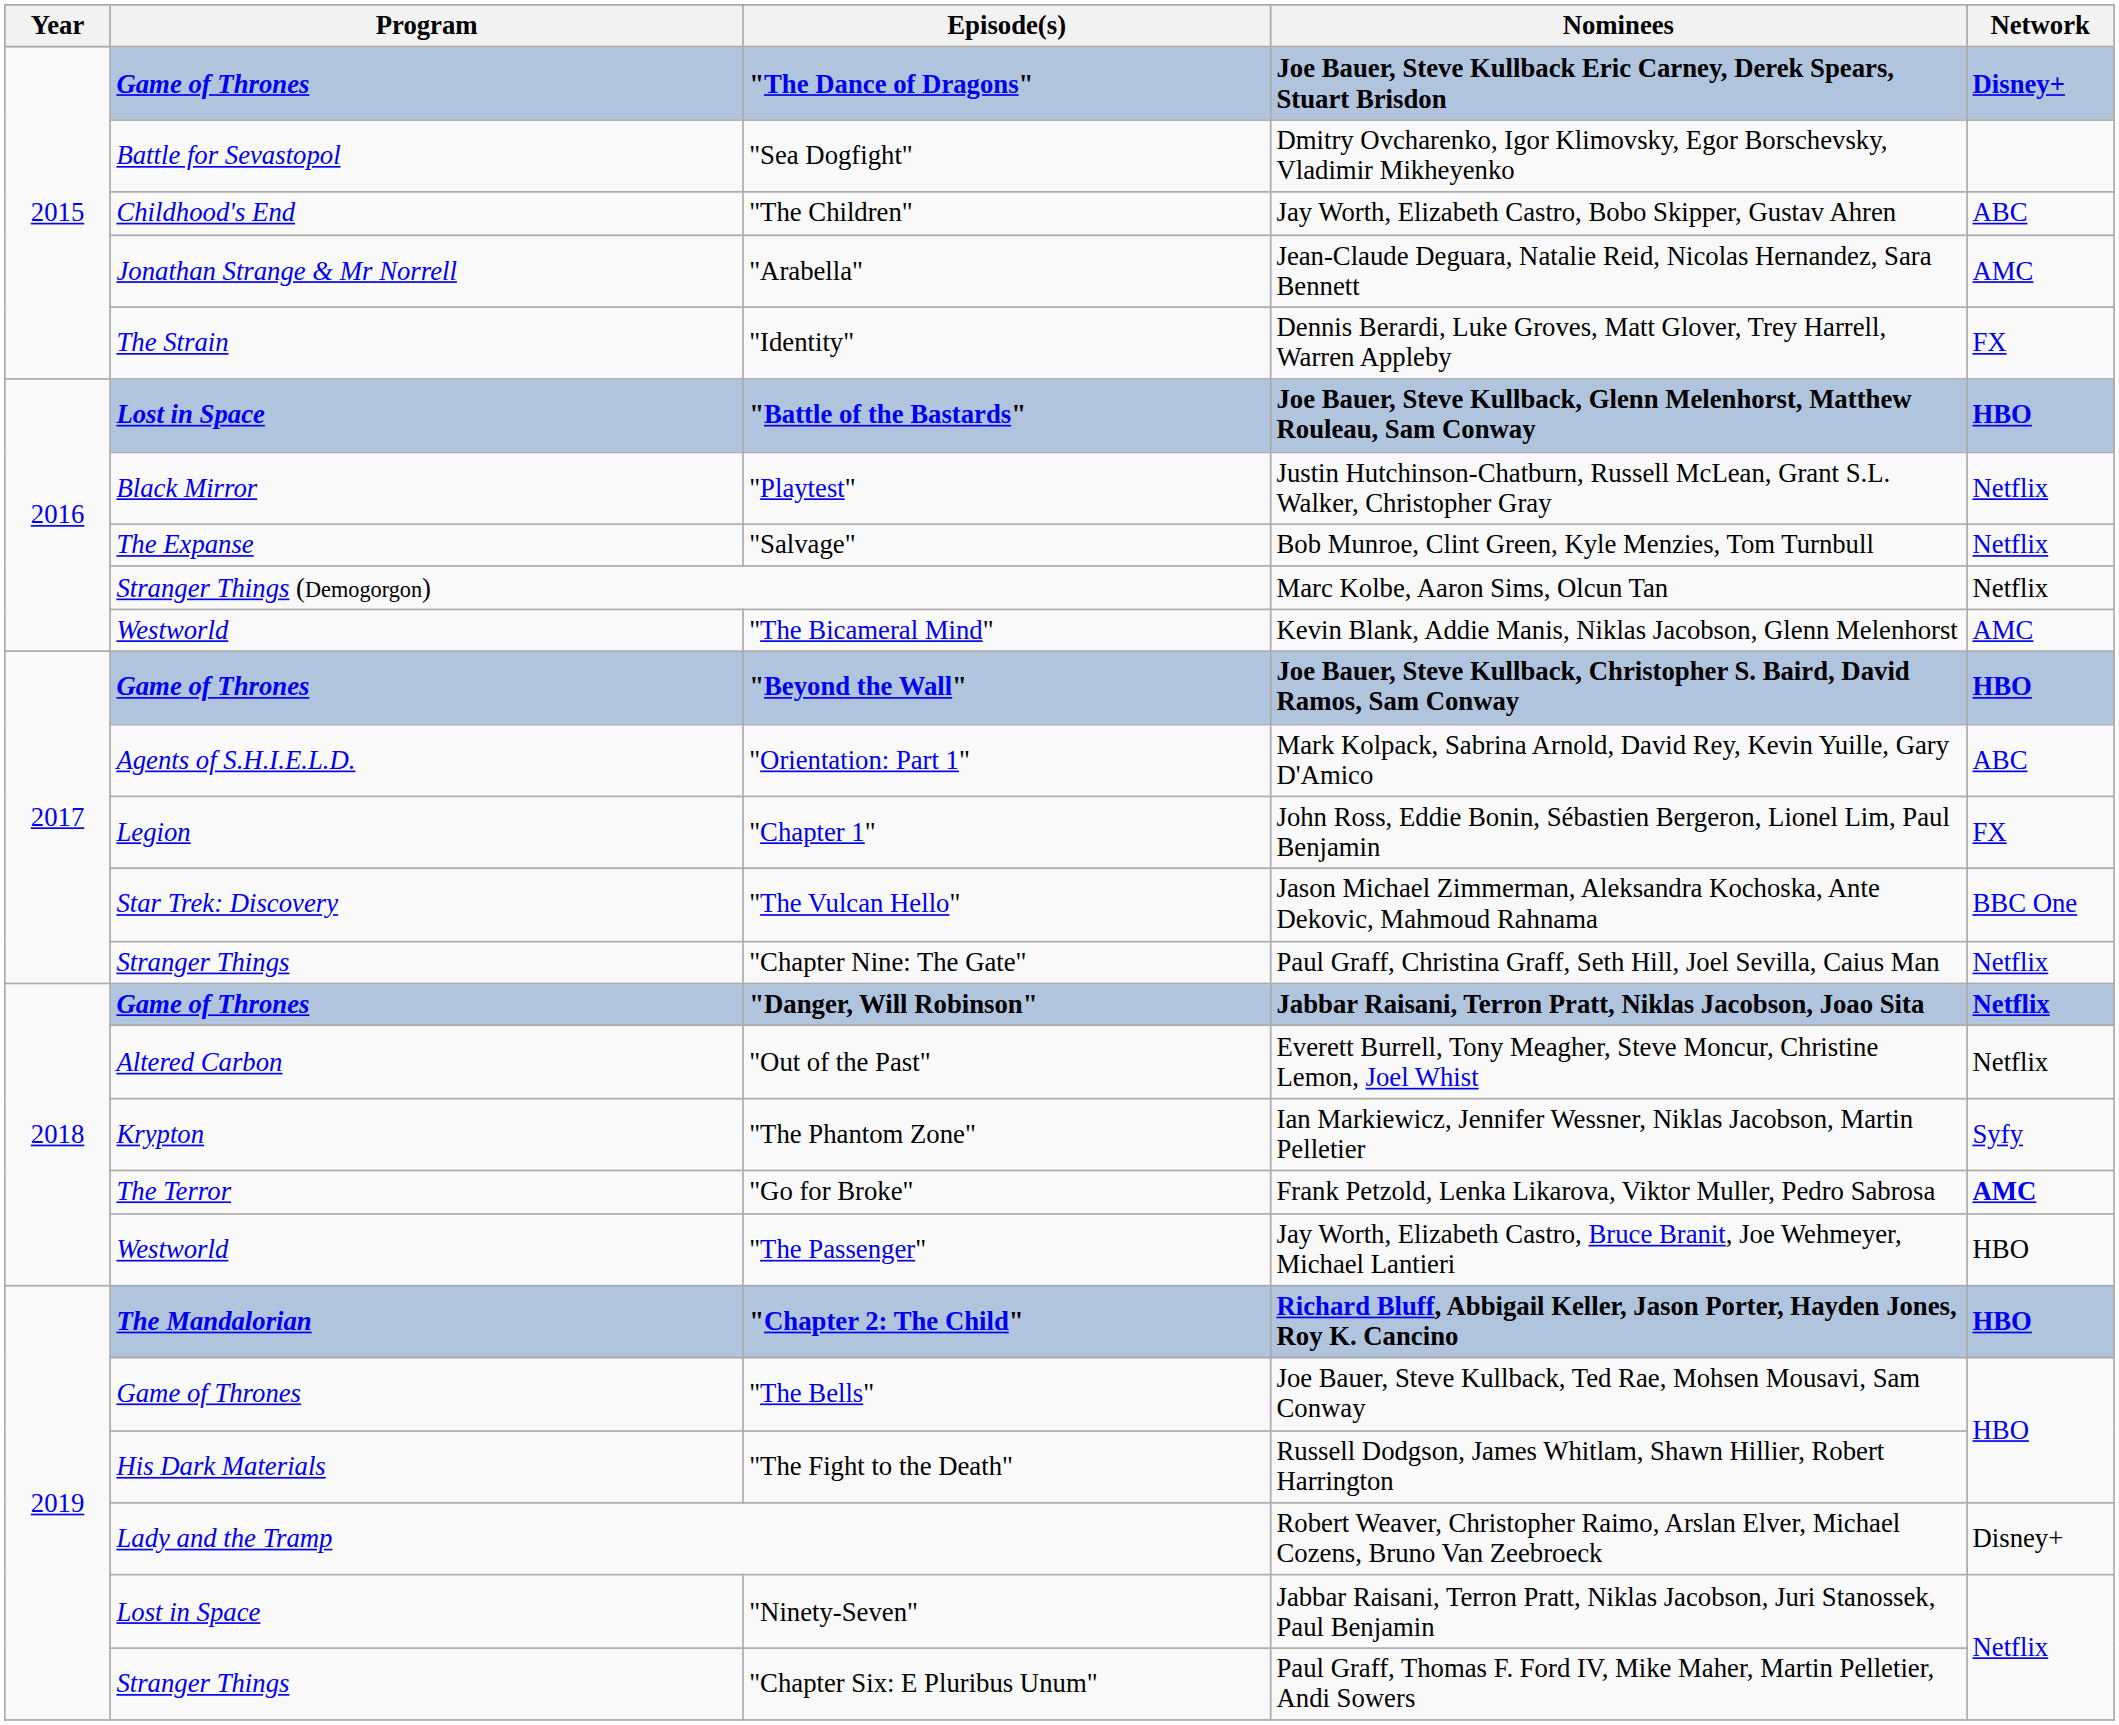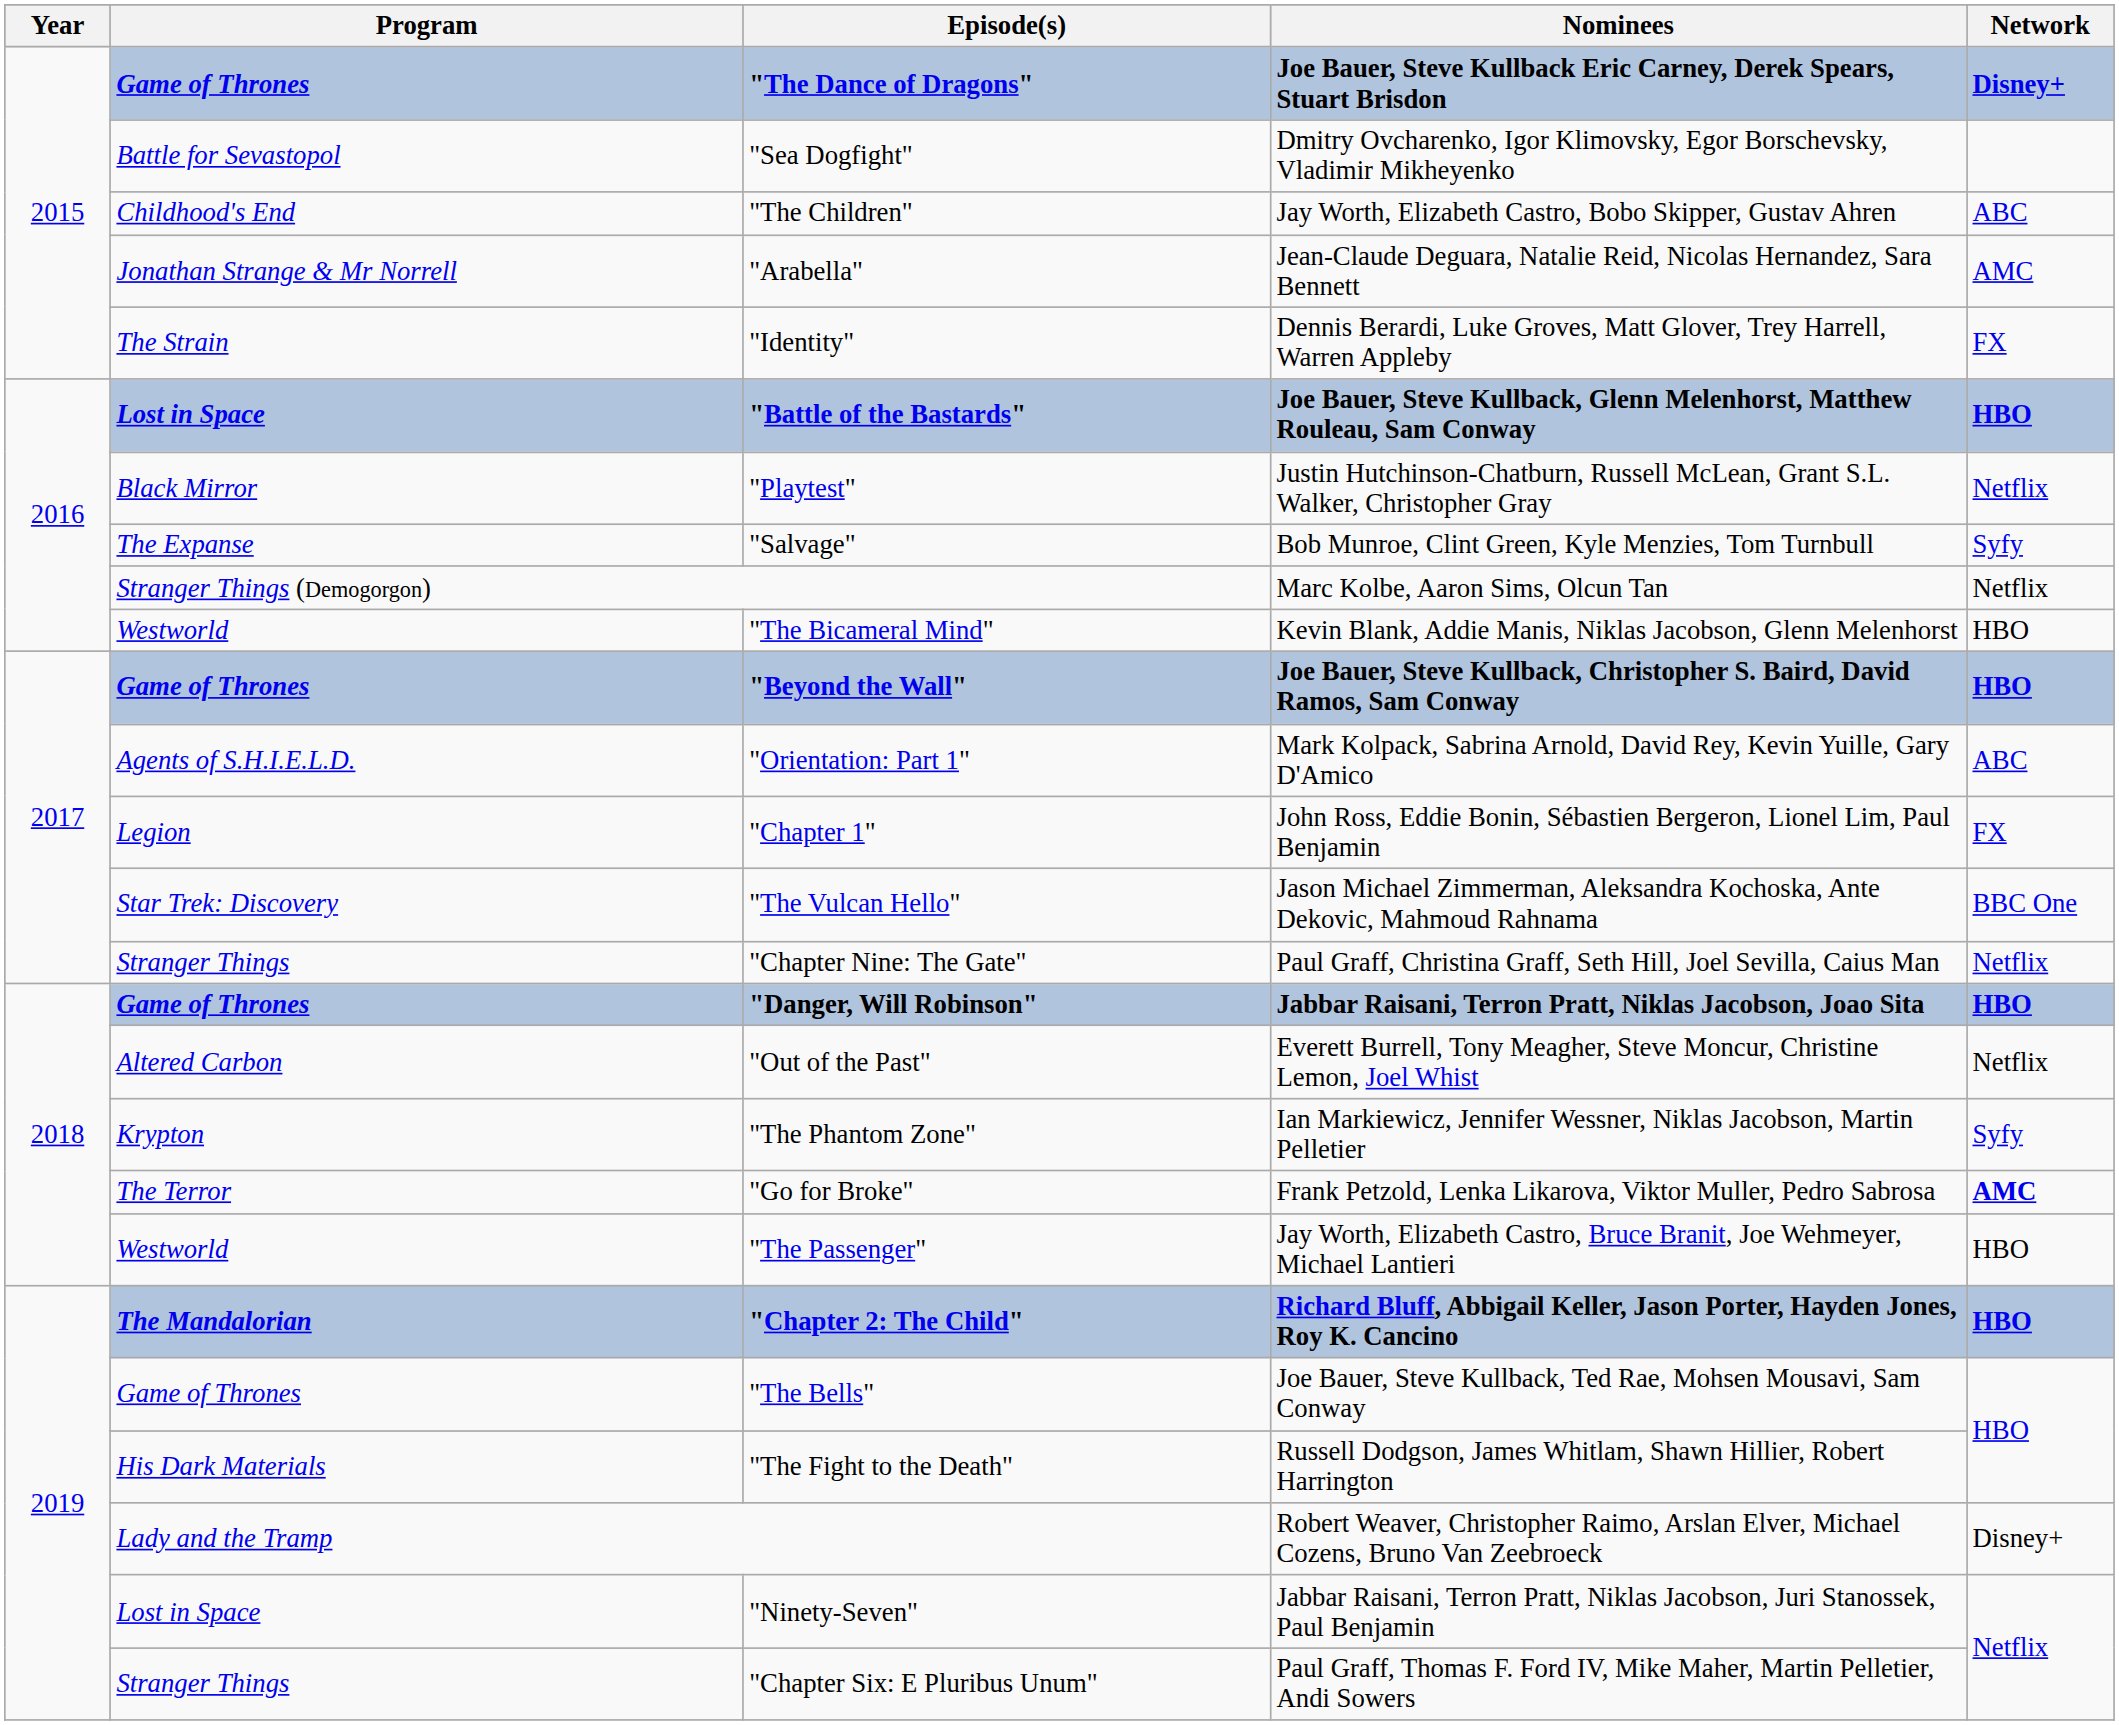(2010, 545) Netflix -> (1998, 545) Syfy
(2003, 629) AMC -> (2001, 629) HBO
(2011, 1004) Netflix -> (2002, 1004) HBO
